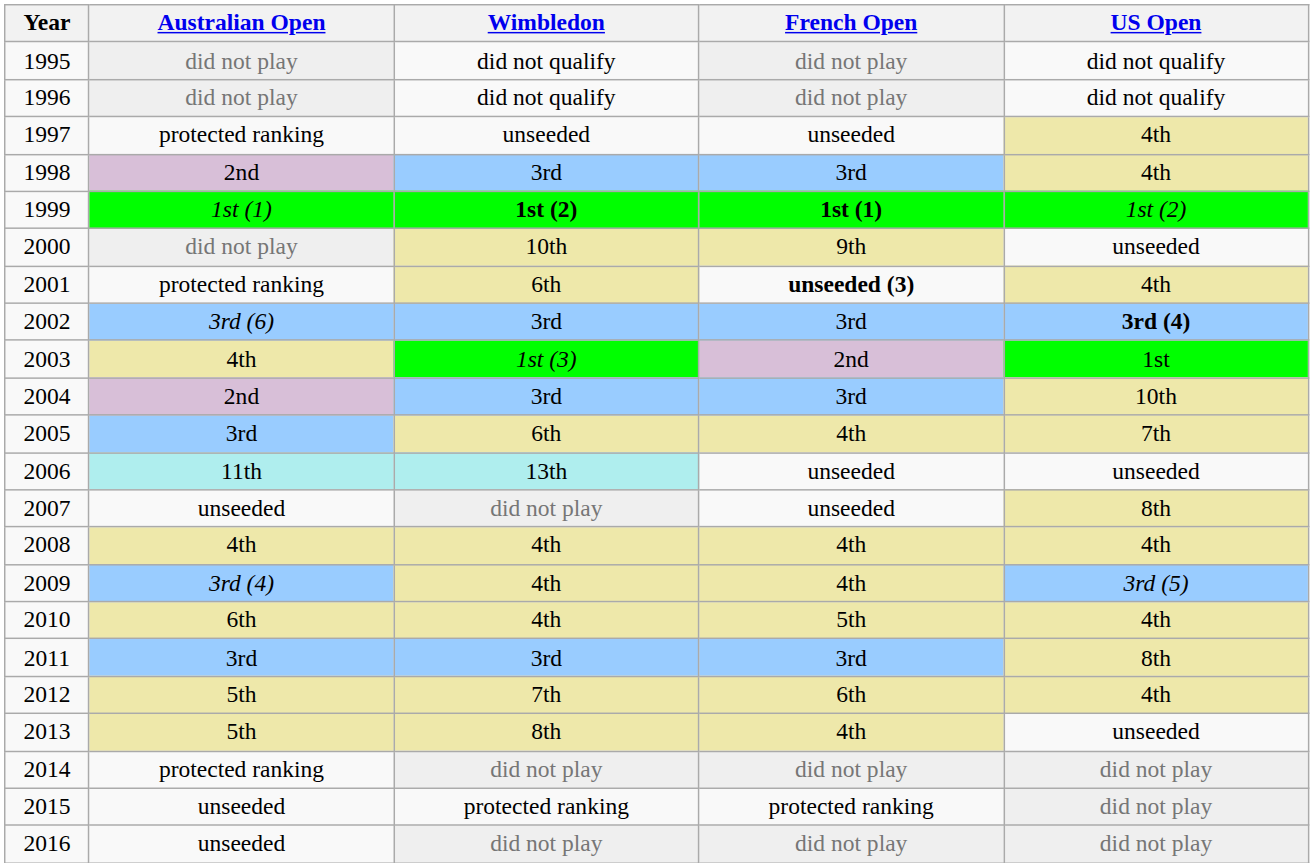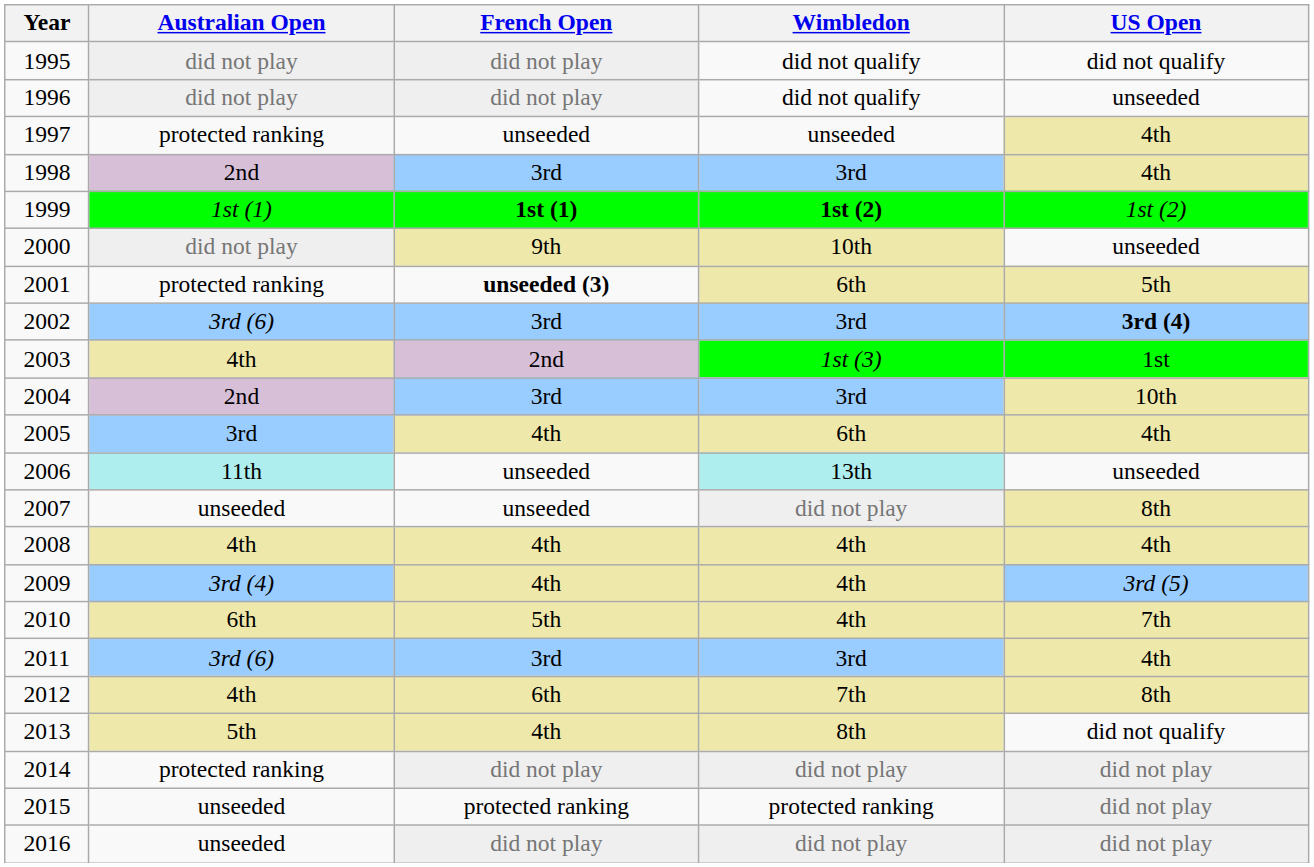columns swapped: (851, 23) <-> (546, 23)
(1156, 97) did not qualify -> (1156, 97) unseeded
(1156, 284) 4th -> (1156, 284) 5th
(1156, 433) 7th -> (1156, 433) 4th
(1156, 619) 4th -> (1156, 619) 7th
(241, 657) 3rd -> (241, 657) 3rd (6)
(1156, 657) 8th -> (1156, 657) 4th
(241, 694) 5th -> (241, 694) 4th
(1156, 694) 4th -> (1156, 694) 8th
(1156, 731) unseeded -> (1156, 731) did not qualify
